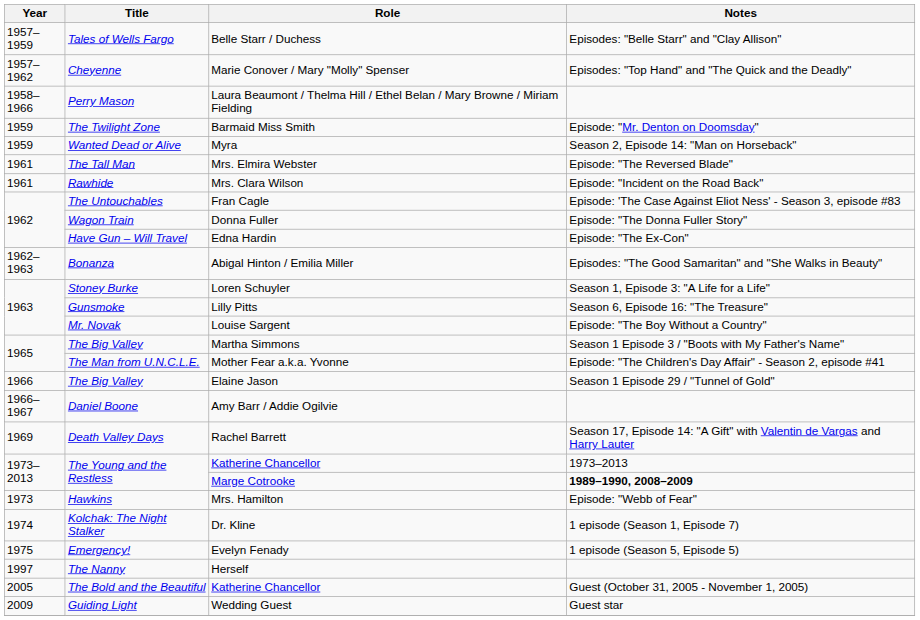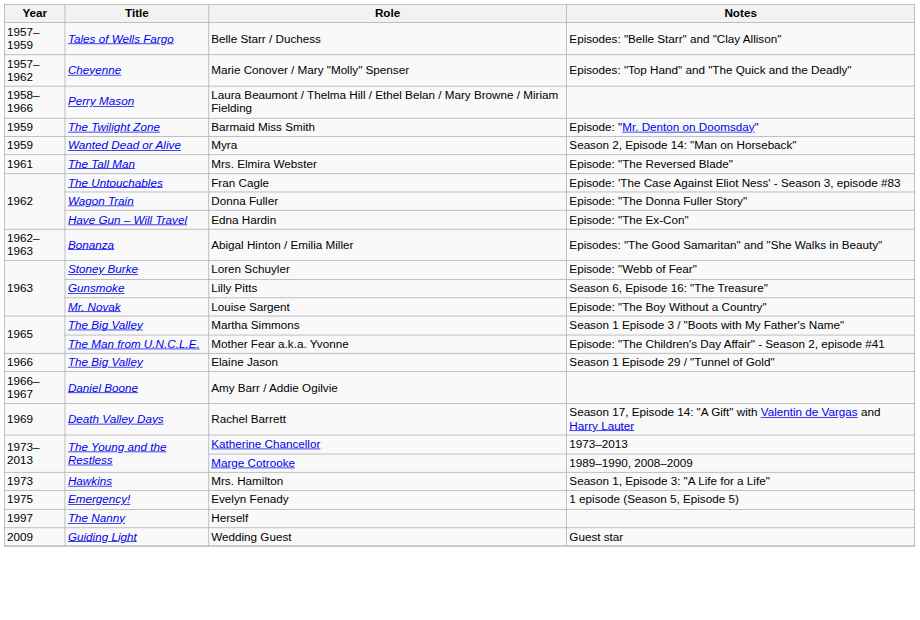- row: (91, 182)
(670, 288) Season 1, Episode 3: "A Life for a Life" -> (633, 270) Episode: "Webb of Fear"
(631, 481) bold -> (631, 463) normal
(633, 500) Episode: "Webb of Fear" -> (670, 481) Season 1, Episode 3: "A Life for a Life"
- row: (117, 525)
- row: (137, 587)
